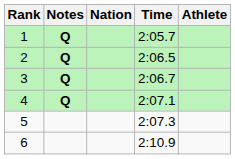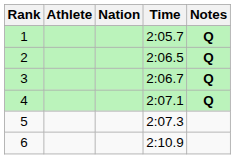columns swapped: (204, 15) <-> (65, 15)
